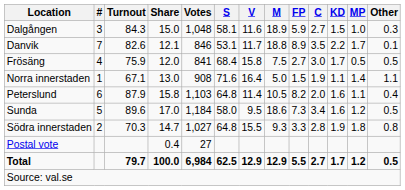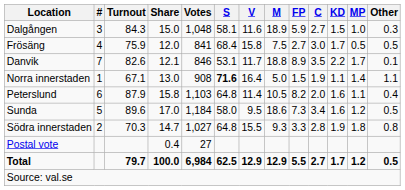rows swapped: (23, 45) <-> (26, 62)
(227, 78) normal -> (227, 78) bold
